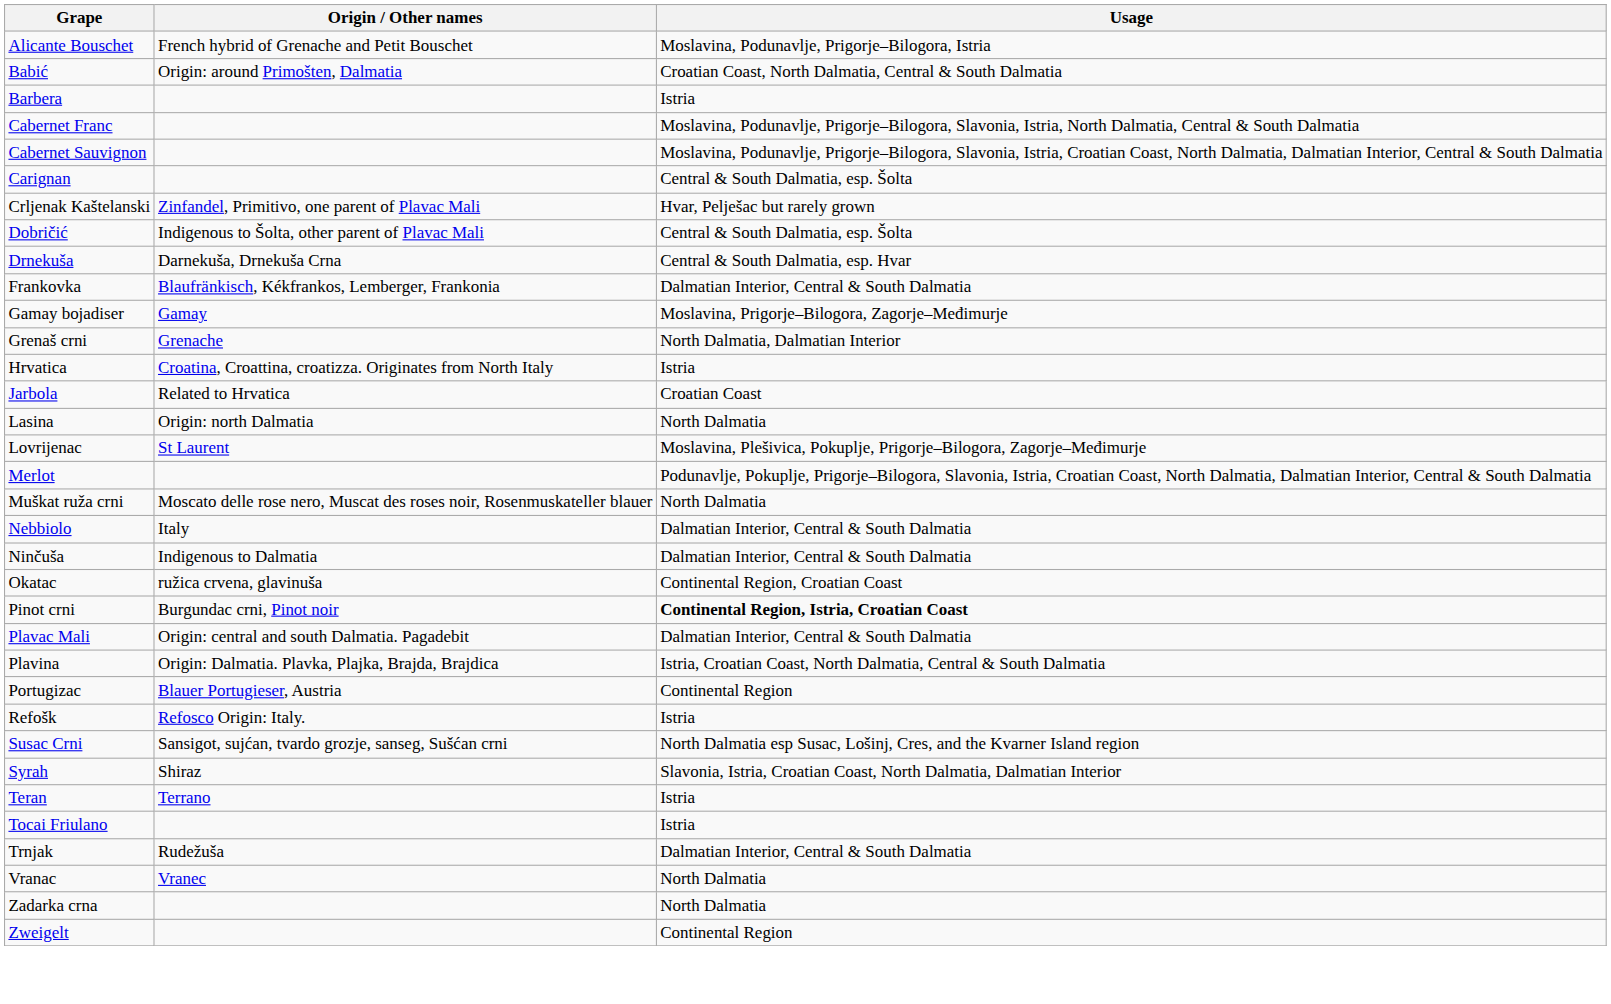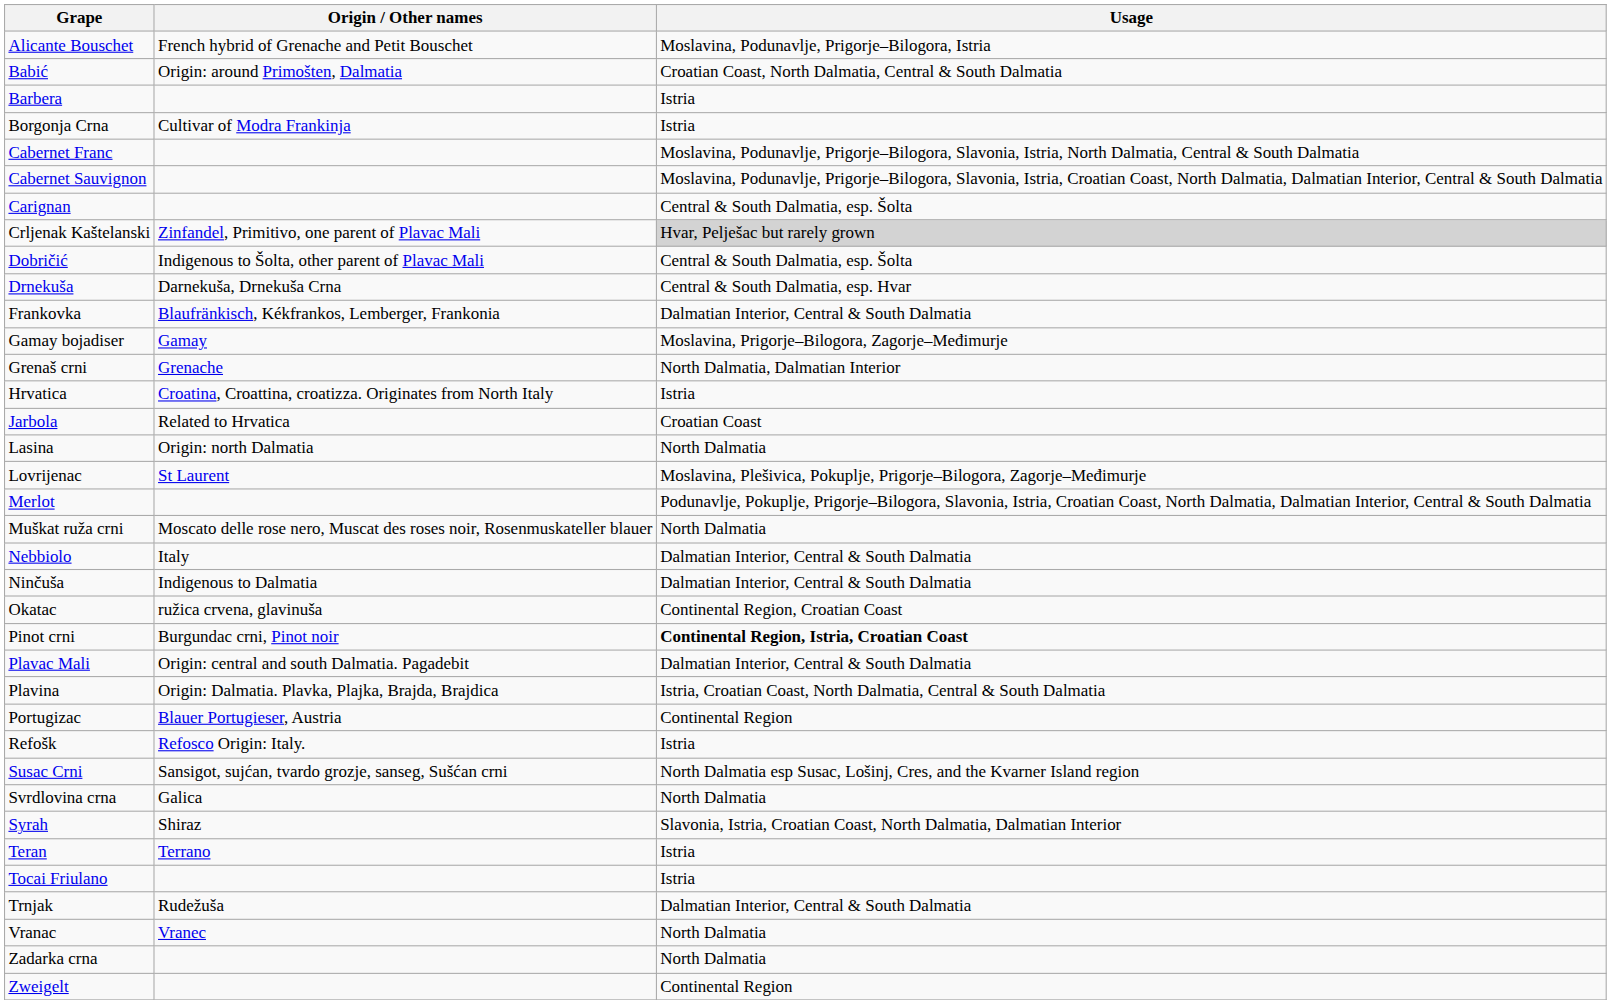+ row: (58, 125)
(767, 206) no background -> (767, 233) lightgrey background
+ row: (62, 797)
